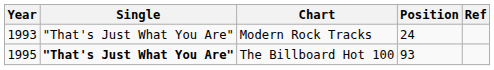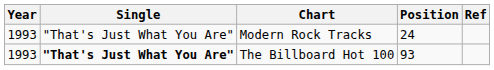(22, 54) 1995 -> (22, 54) 1993
